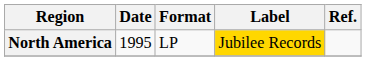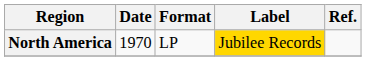(136, 42) 1995 -> (136, 42) 1970
